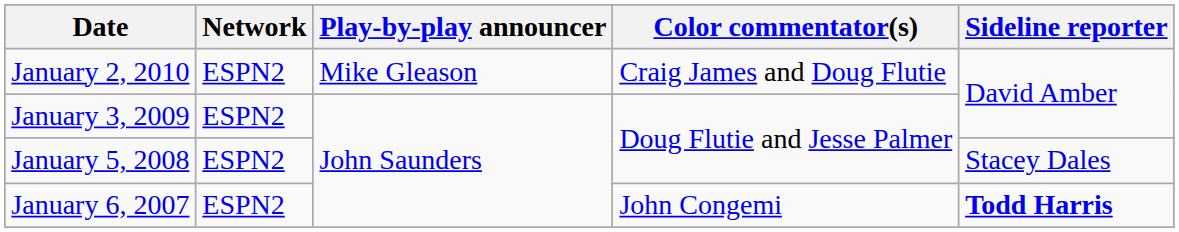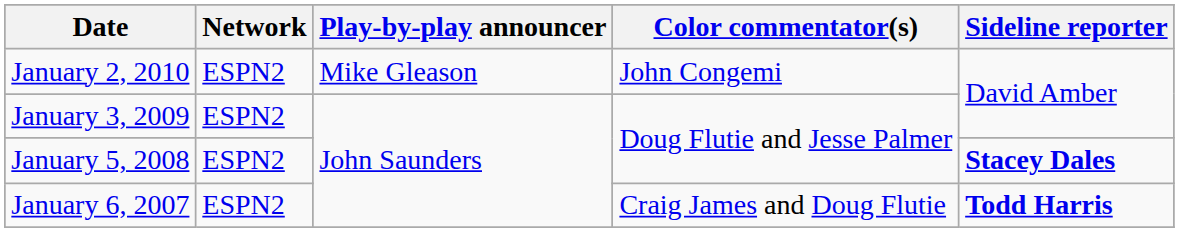(783, 71) Craig James and Doug Flutie -> (701, 71) John Congemi
(1038, 159) normal -> (1040, 159) bold
(701, 204) John Congemi -> (783, 204) Craig James and Doug Flutie
